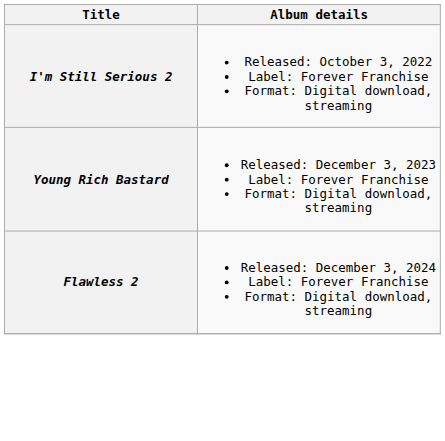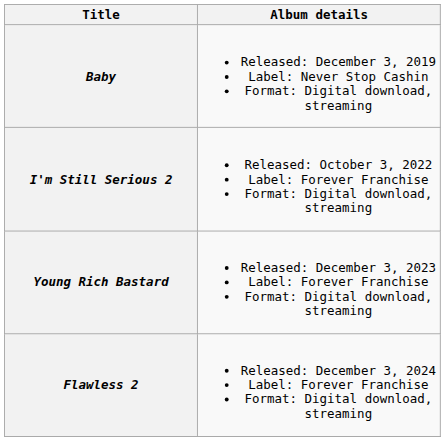+ row: (101, 76)
